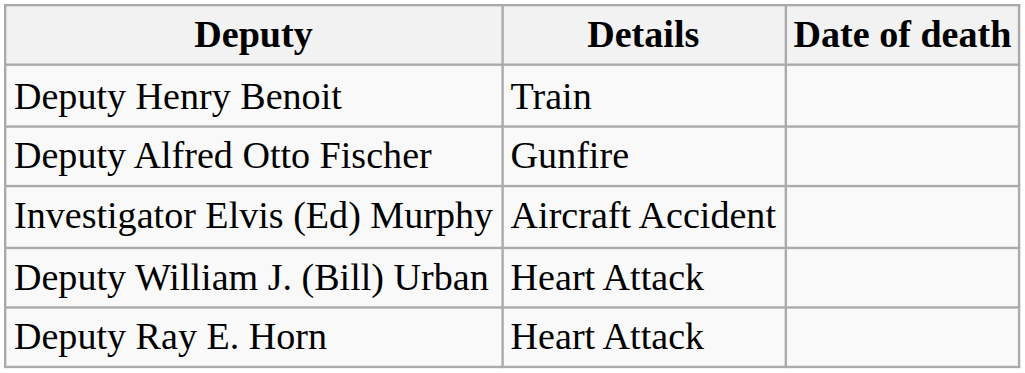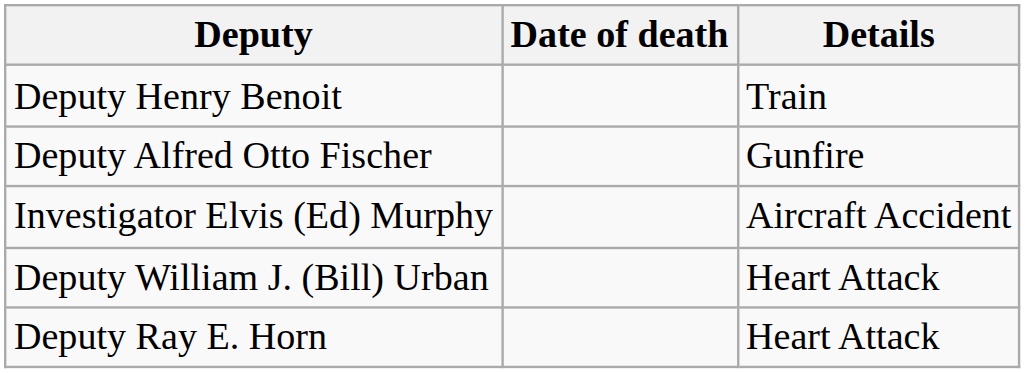columns swapped: (902, 34) <-> (643, 34)
